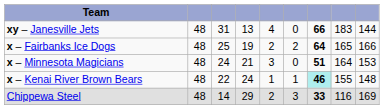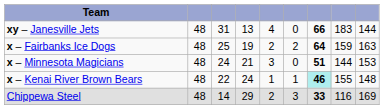(343, 46) 165 -> (343, 46) 159
(367, 46) 166 -> (367, 46) 163
(343, 63) 164 -> (343, 63) 144
